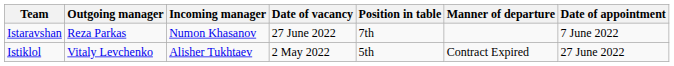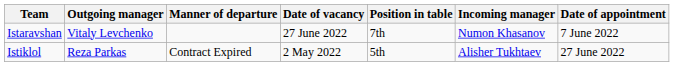columns swapped: (501, 14) <-> (218, 14)
(97, 33) Reza Parkas -> (110, 33) Vitaly Levchenko
(110, 52) Vitaly Levchenko -> (97, 52) Reza Parkas
